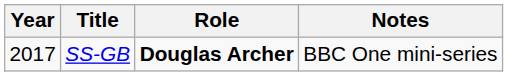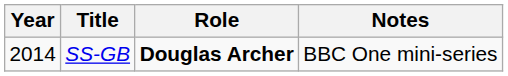(33, 53) 2017 -> (33, 53) 2014
